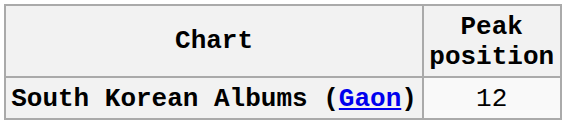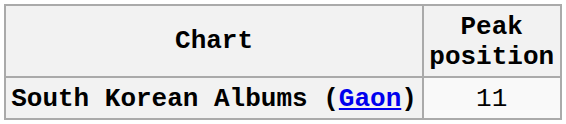(492, 99) 12 -> (492, 99) 11
